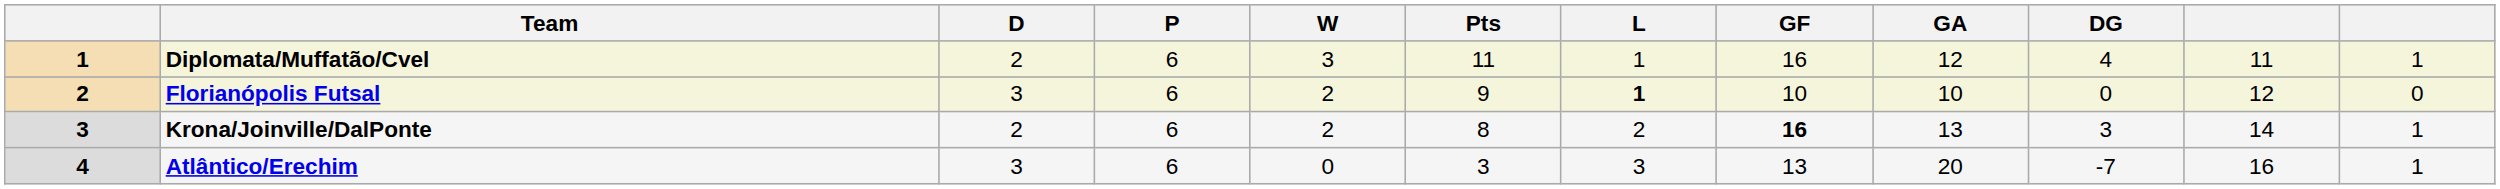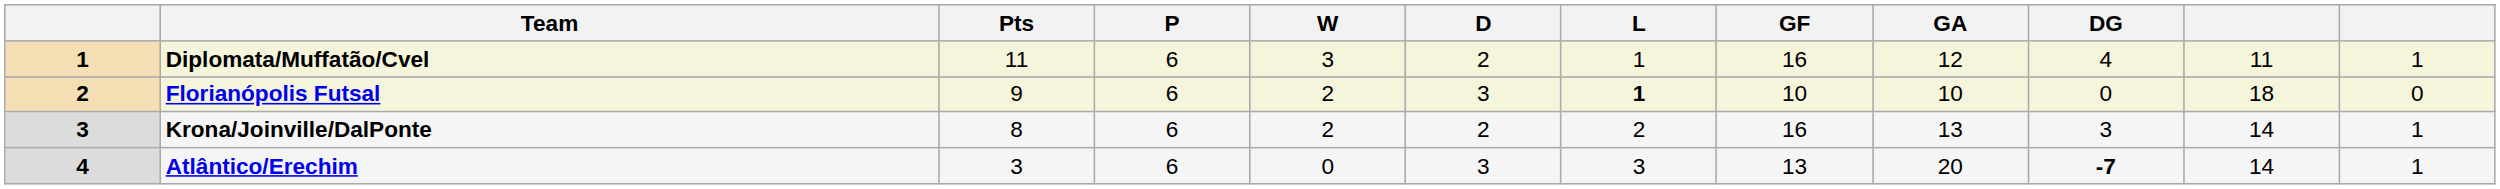columns swapped: (1483, 23) <-> (1017, 23)
(2262, 94) 12 -> (2262, 94) 18
(1795, 130) bold -> (1795, 130) normal
(2106, 166) normal -> (2106, 166) bold
(2262, 166) 16 -> (2262, 166) 14
